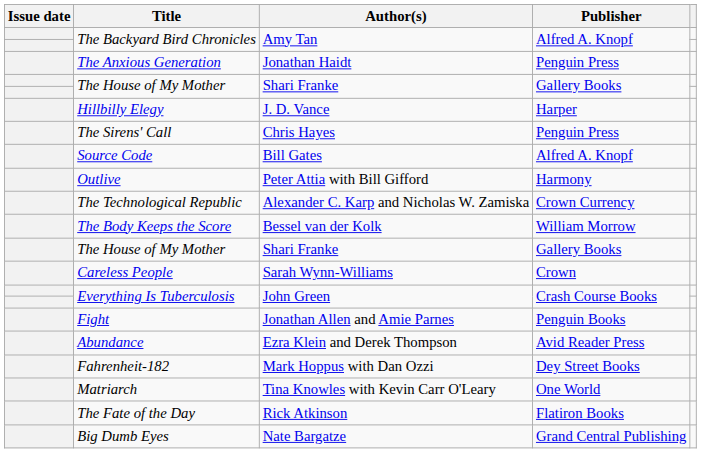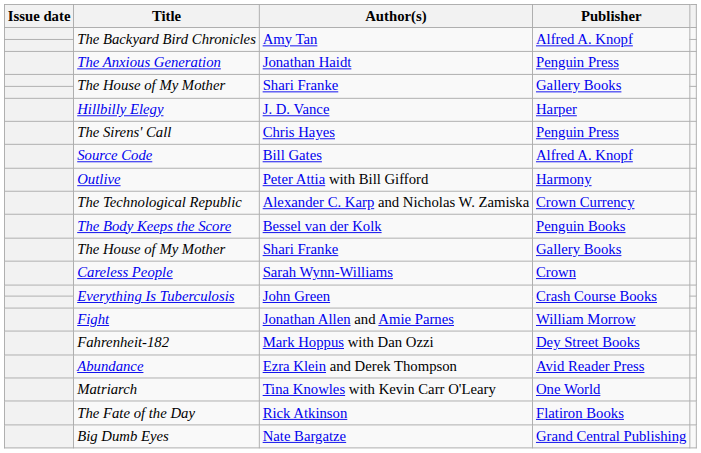(586, 226) William Morrow -> (581, 226) Penguin Books
(581, 319) Penguin Books -> (586, 319) William Morrow
rows swapped: (123, 366) <-> (110, 343)
